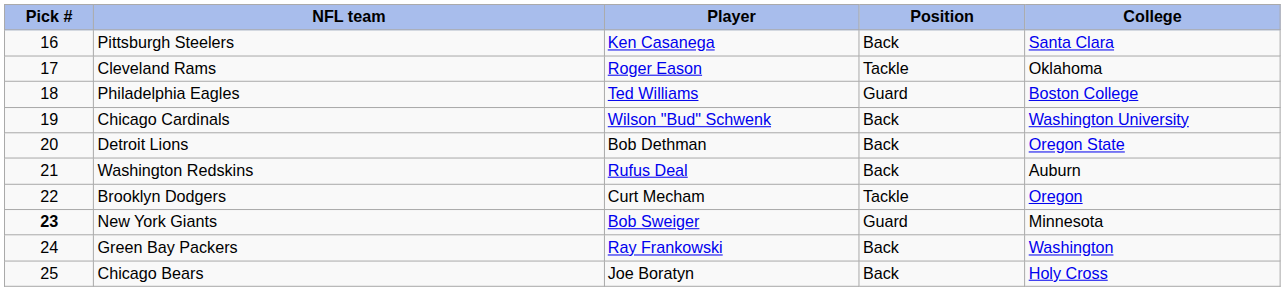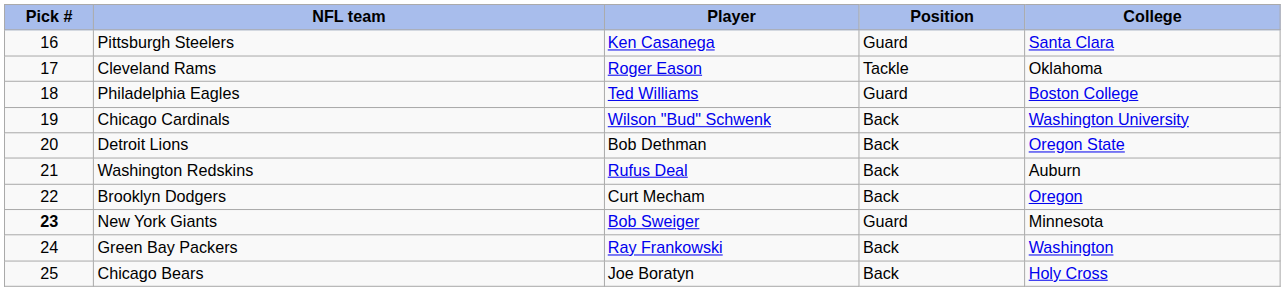(881, 42) Back -> (885, 42) Guard
(886, 196) Tackle -> (881, 196) Back
